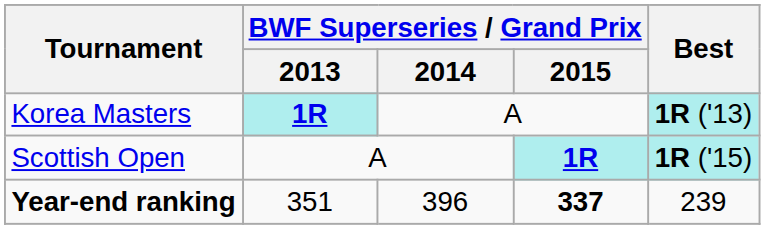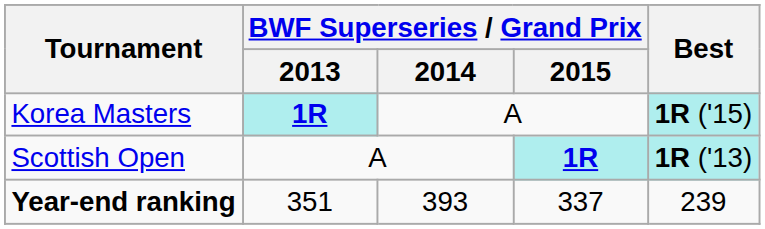(703, 115) 1R ('13) -> (703, 115) 1R ('15)
(703, 158) 1R ('15) -> (703, 158) 1R ('13)
(445, 202) 396 -> (445, 202) 393
(580, 202) bold -> (580, 202) normal
